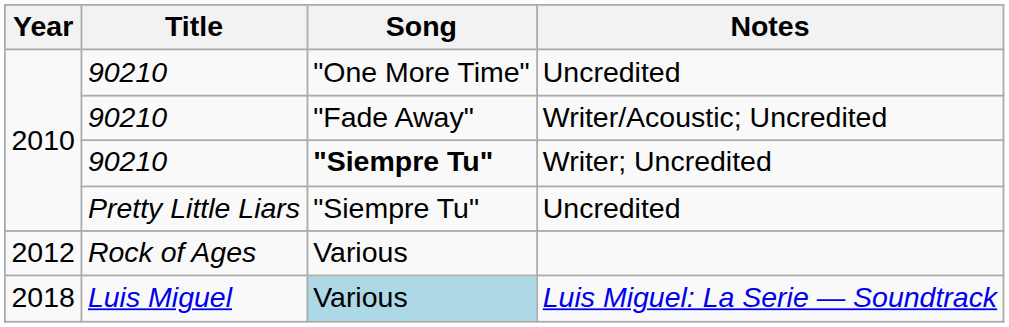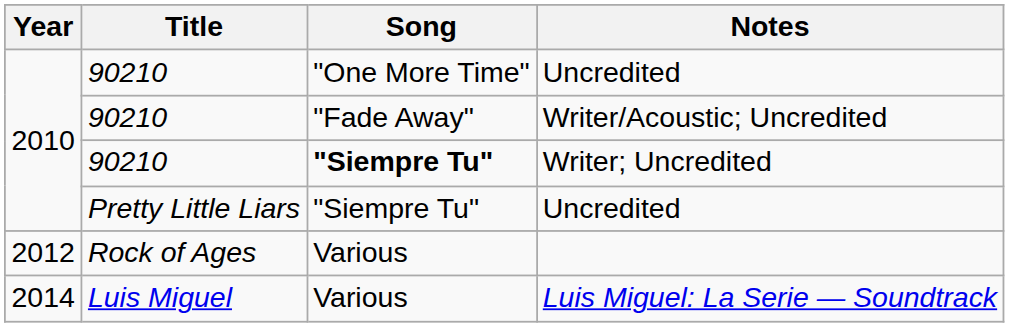(43, 298) 2018 -> (43, 298) 2014
(360, 298) lightblue background -> (360, 298) no background
